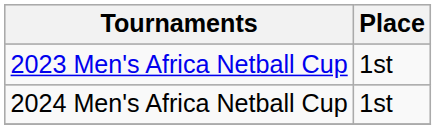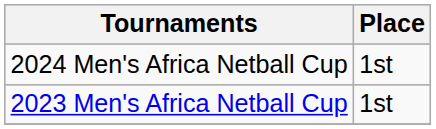rows swapped: (179, 64) <-> (179, 104)
